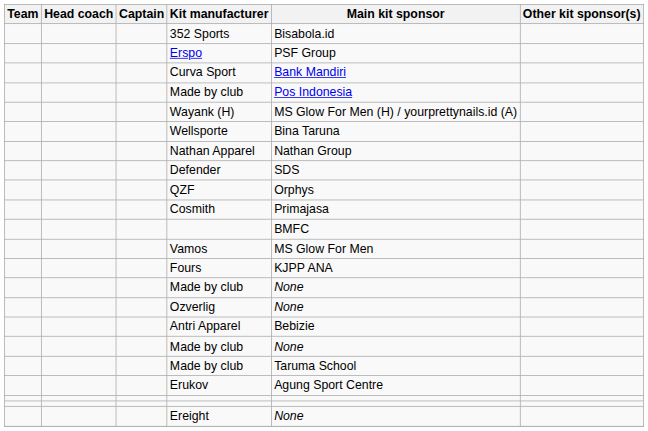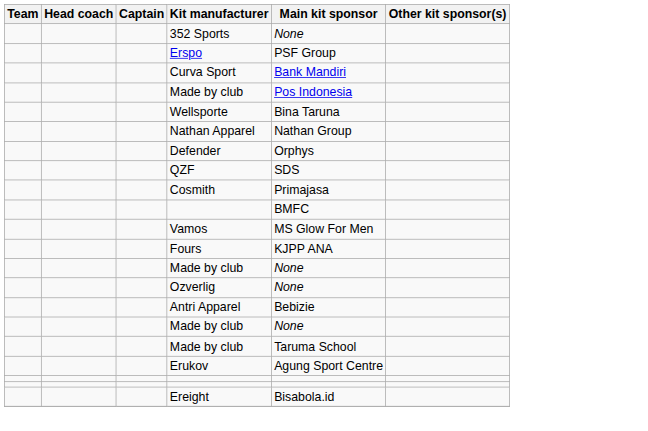(304, 33) Bisabola.id -> (289, 33) None
- row: (23, 112)
(287, 170) SDS -> (294, 151) Orphys
(294, 190) Orphys -> (287, 170) SDS
(289, 416) None -> (304, 396) Bisabola.id
